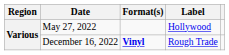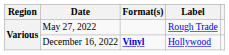(190, 27) Hollywood -> (193, 27) Rough Trade
(193, 42) Rough Trade -> (190, 42) Hollywood
